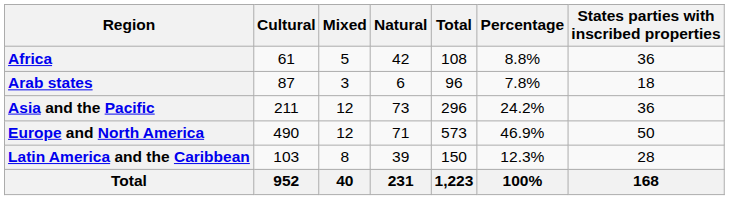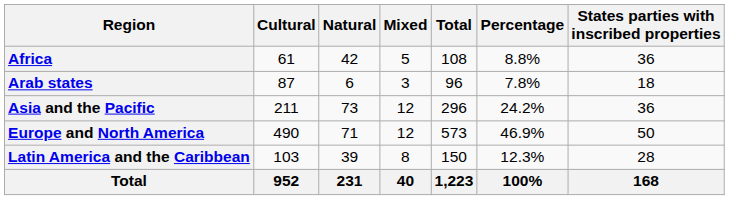columns swapped: (401, 25) <-> (345, 25)
